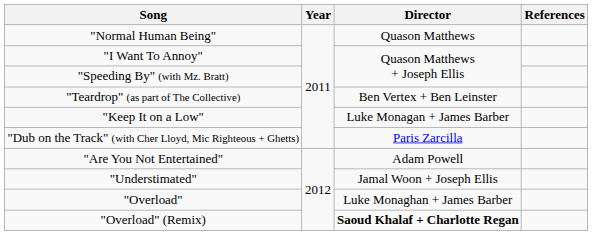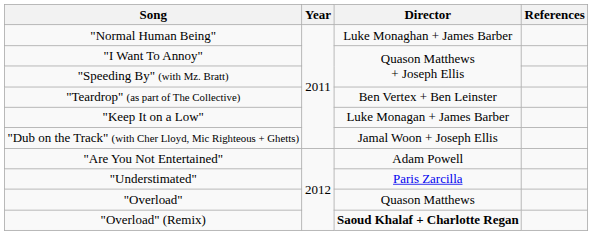(428, 35) Quason Matthews -> (428, 35) Luke Monaghan + James Barber
(428, 138) Paris Zarcilla -> (428, 138) Jamal Woon + Joseph Ellis
(428, 179) Jamal Woon + Joseph Ellis -> (428, 179) Paris Zarcilla
(428, 199) Luke Monaghan + James Barber -> (428, 199) Quason Matthews
